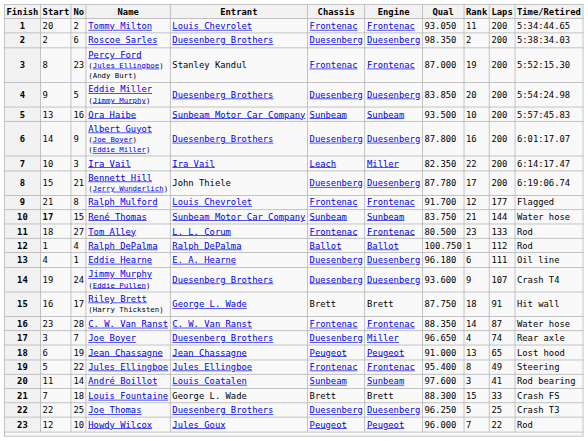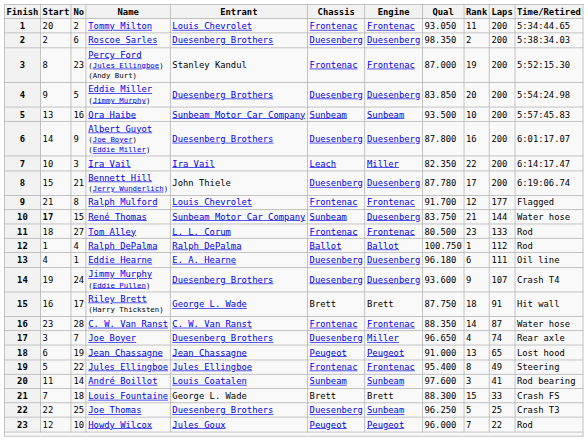(386, 217) Sunbeam -> (394, 217) Duesenberg
(394, 410) Duesenberg -> (386, 410) Sunbeam
